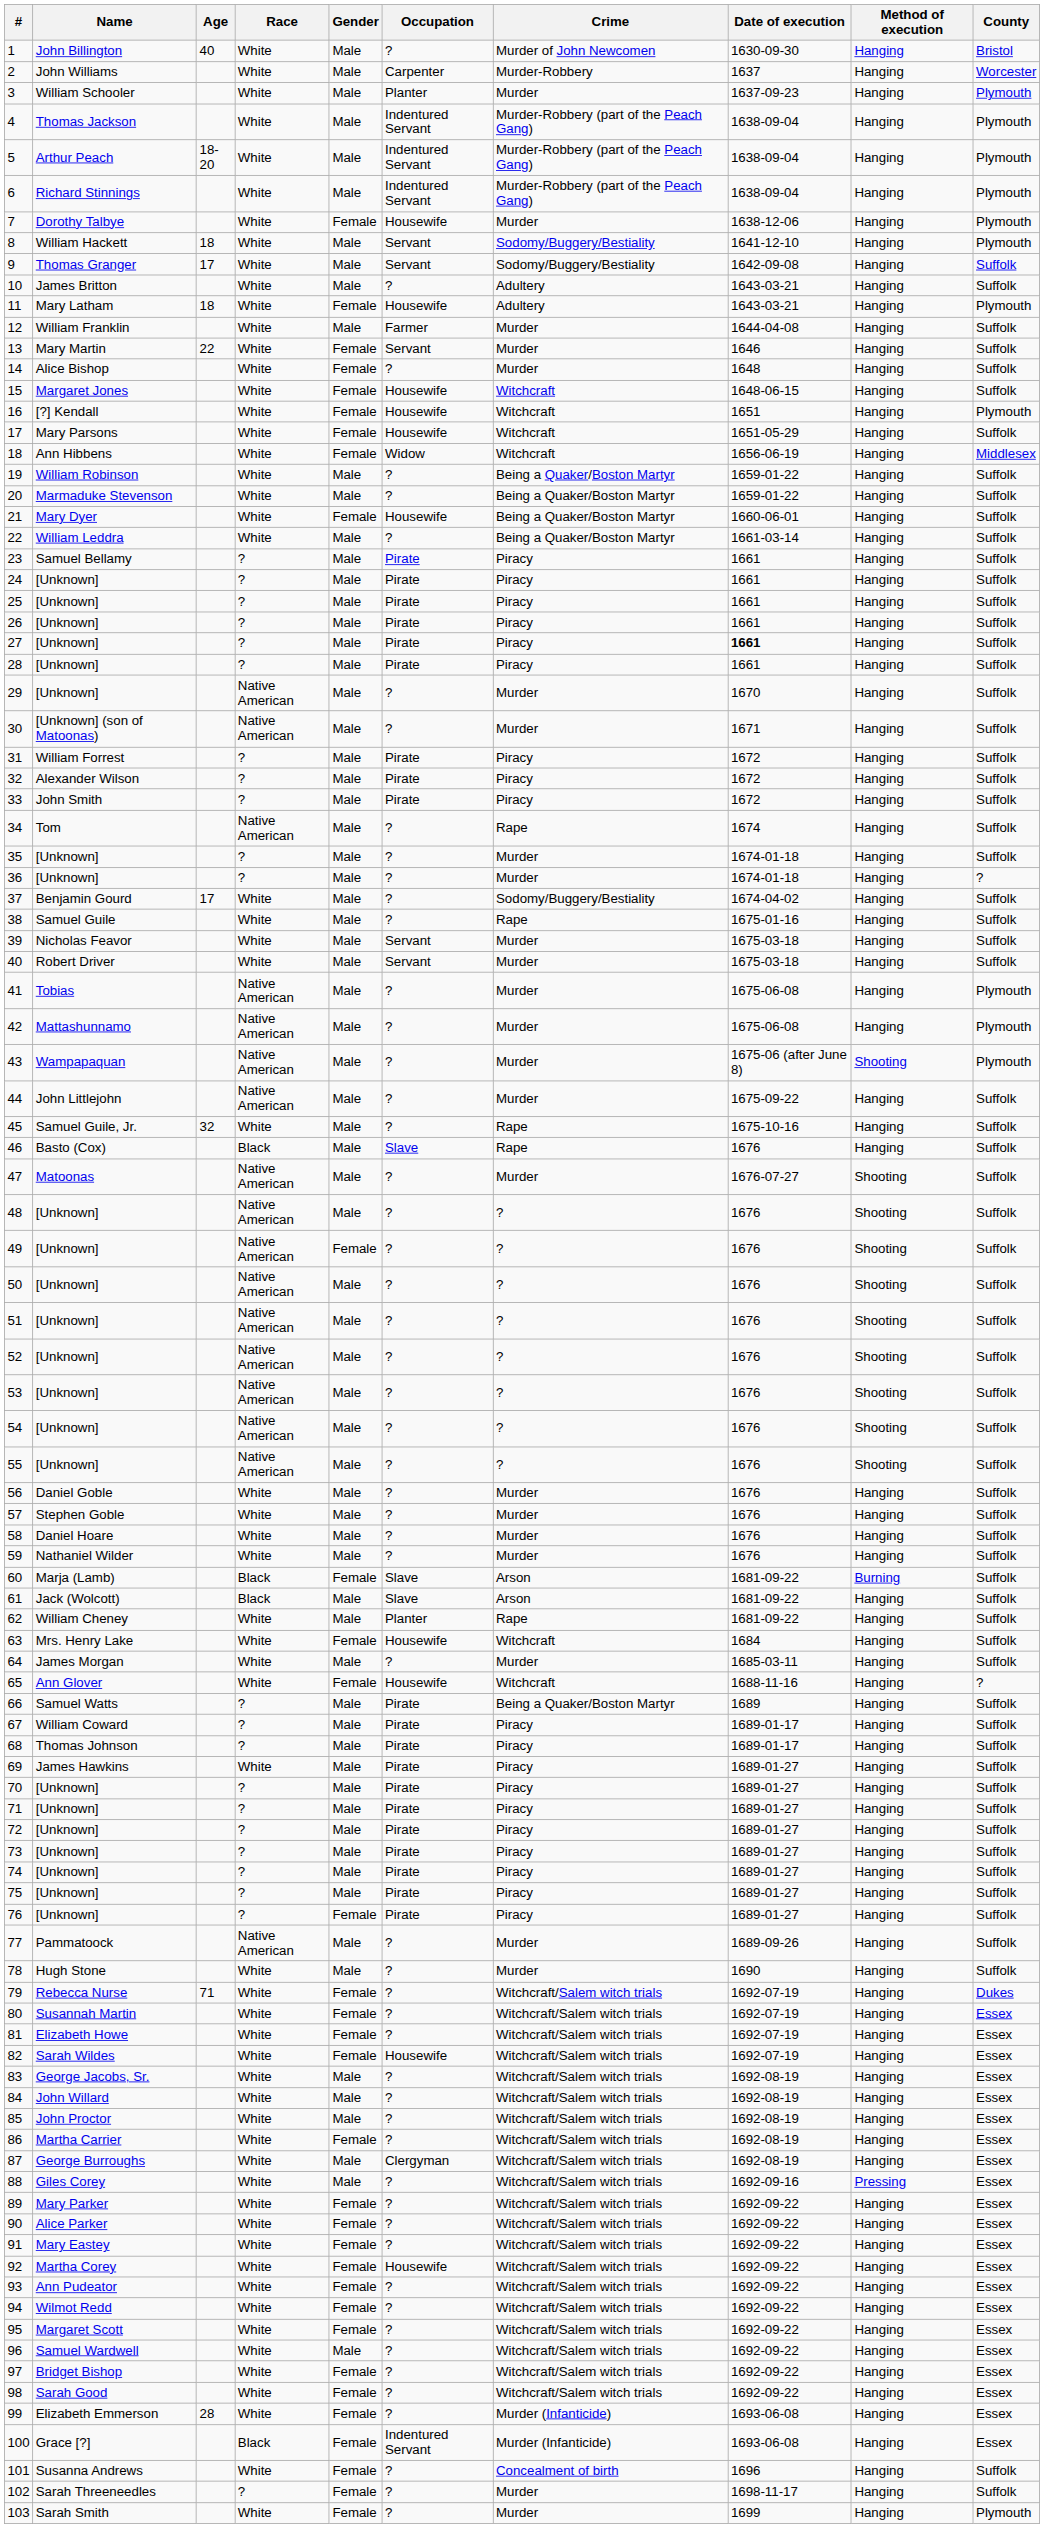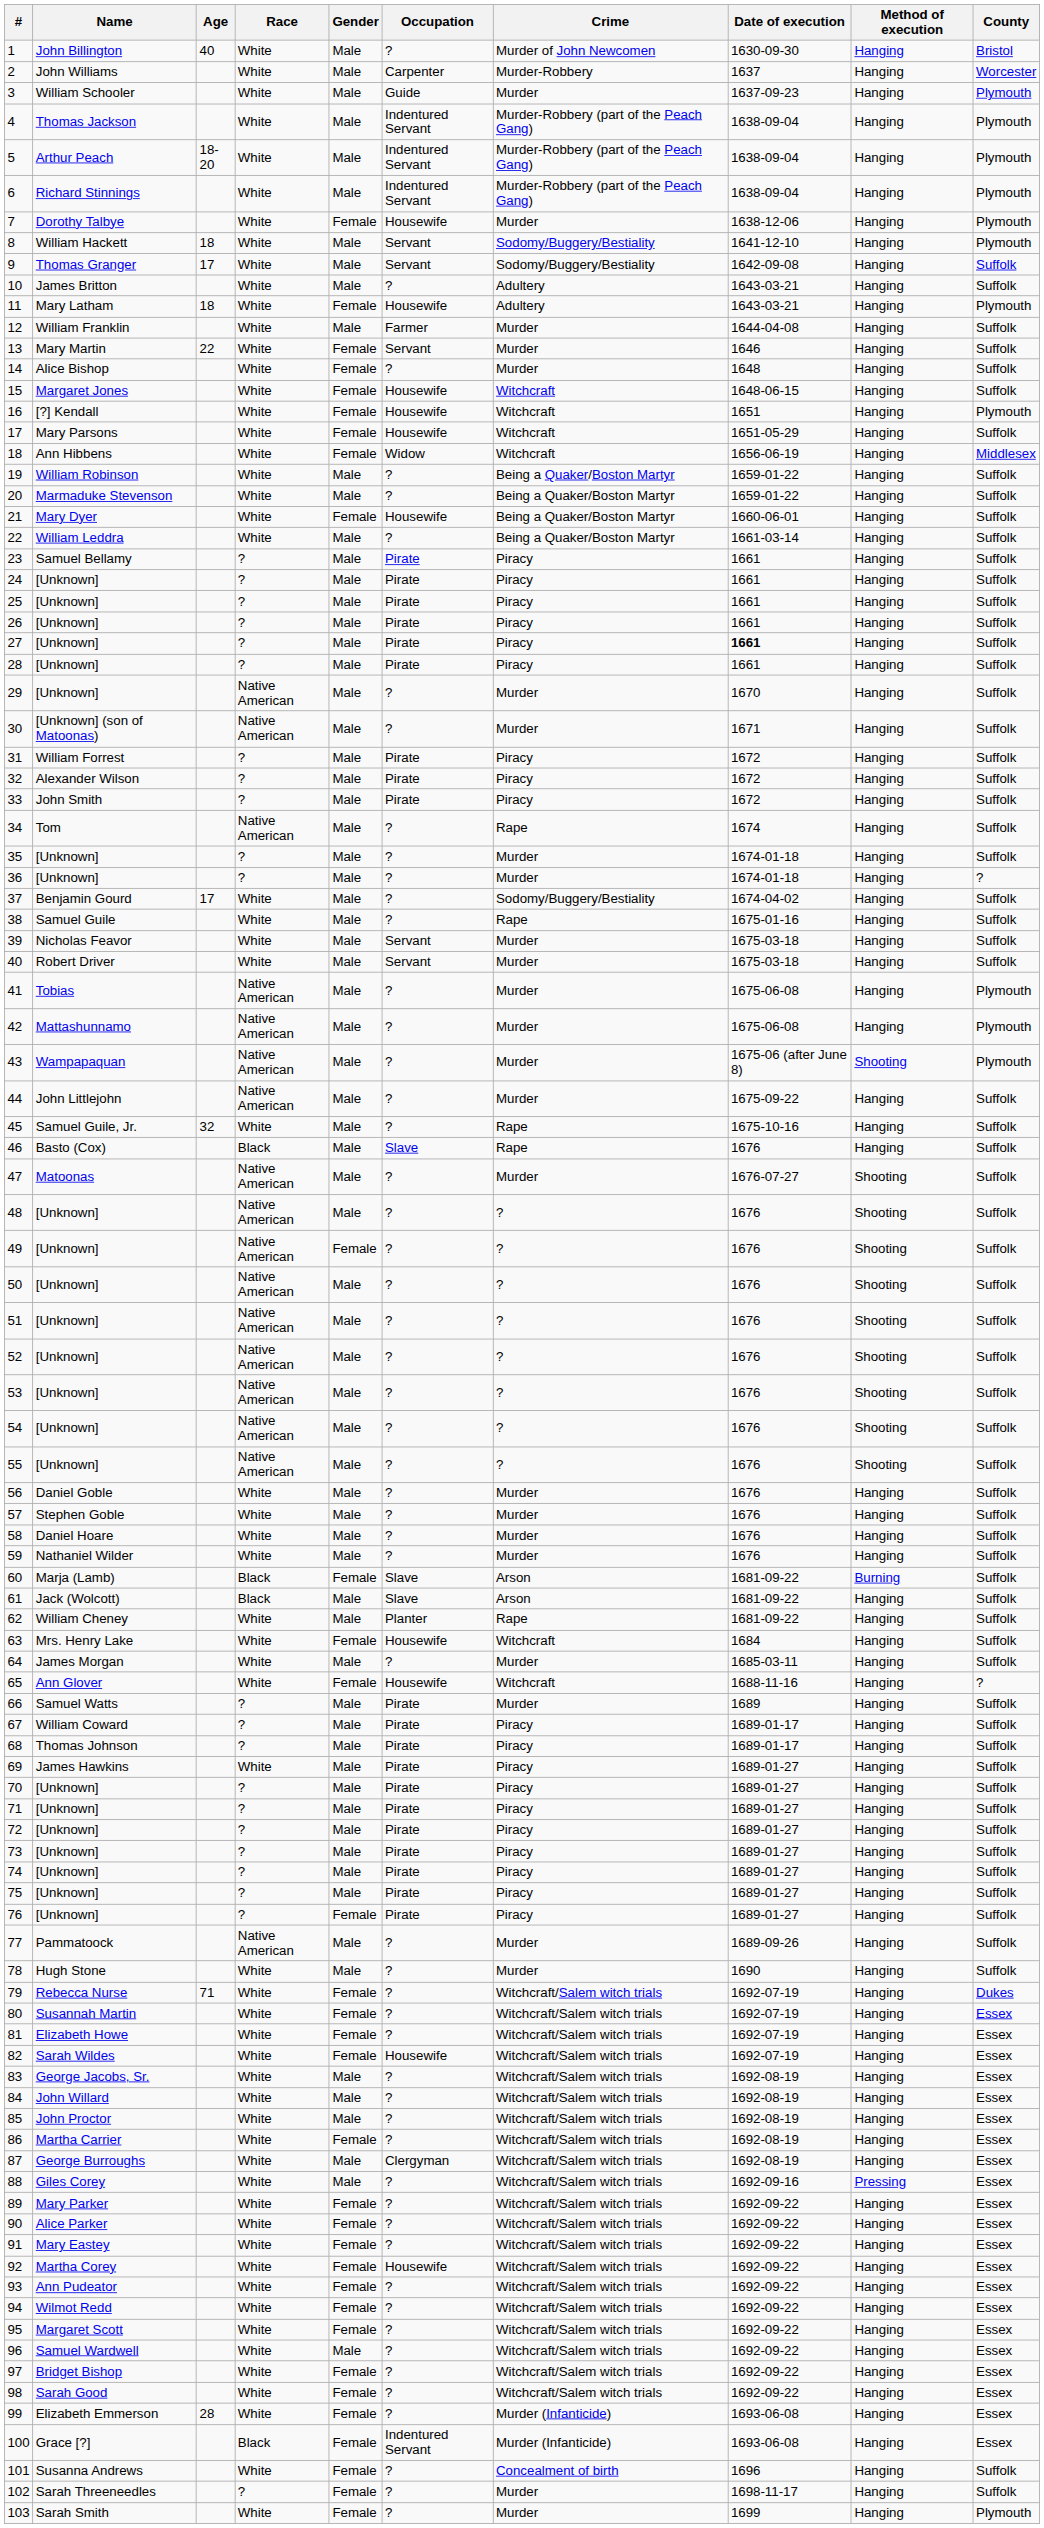(406, 93) Planter -> (403, 93) Guide
(585, 1703) Being a Quaker/Boston Martyr -> (517, 1703) Murder
